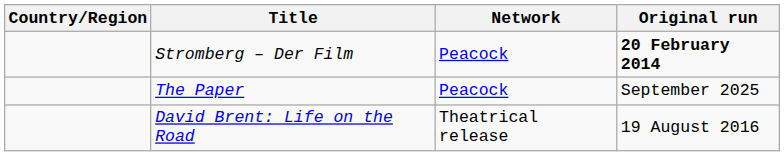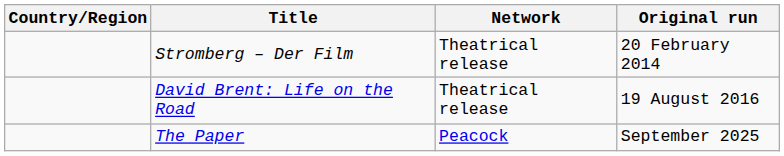(474, 55) Peacock -> (489, 55) Theatrical release
(675, 55) bold -> (675, 55) normal
rows swapped: (274, 127) <-> (200, 91)
